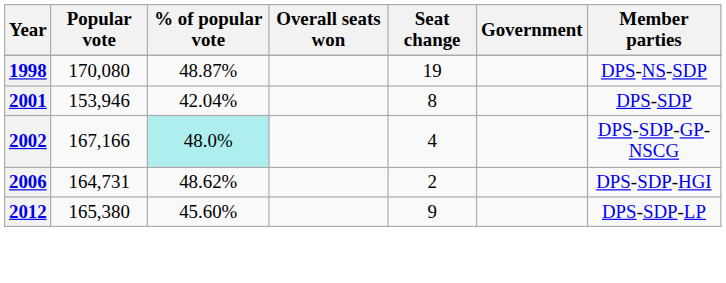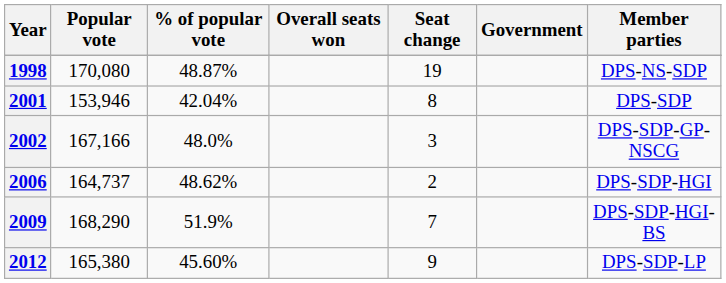(208, 141) paleturquoise background -> (208, 141) no background
(432, 141) 4 -> (432, 141) 3
(99, 181) 164,731 -> (99, 181) 164,737
+ row: (28, 222)
